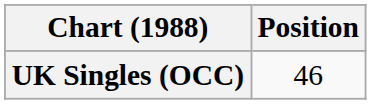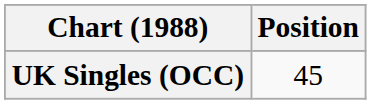(308, 74) 46 -> (308, 74) 45
